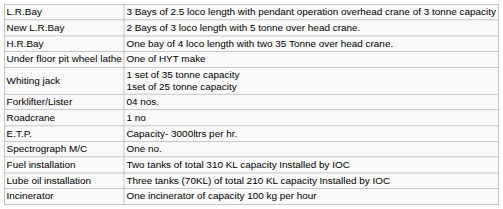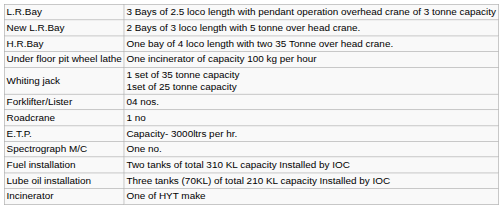(166, 59) One of HYT make -> (222, 59) One incinerator of capacity 100 kg per hour
(222, 196) One incinerator of capacity 100 kg per hour -> (166, 196) One of HYT make
